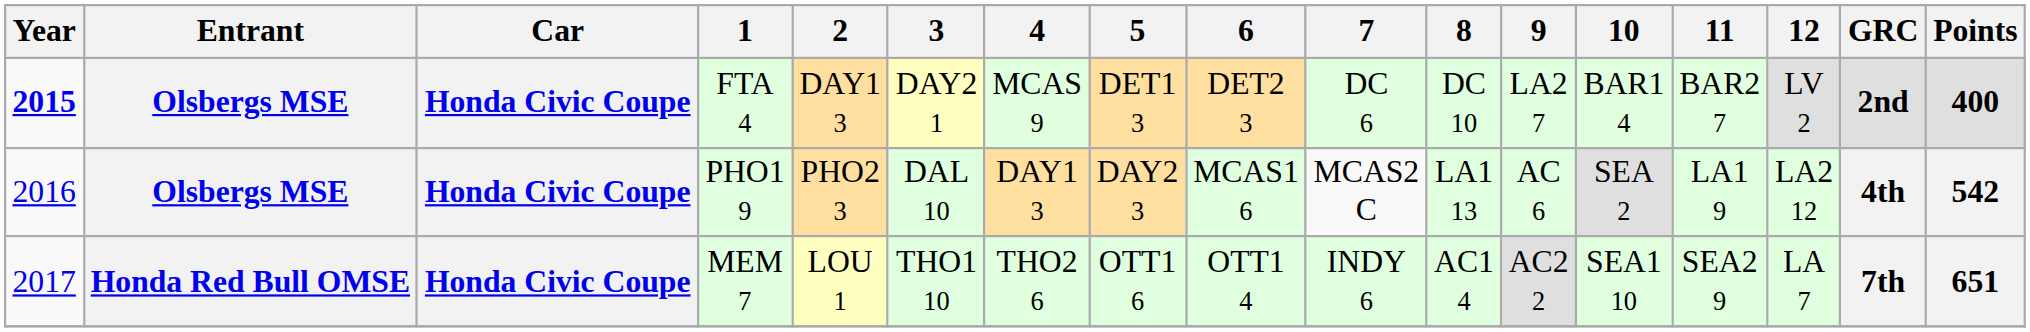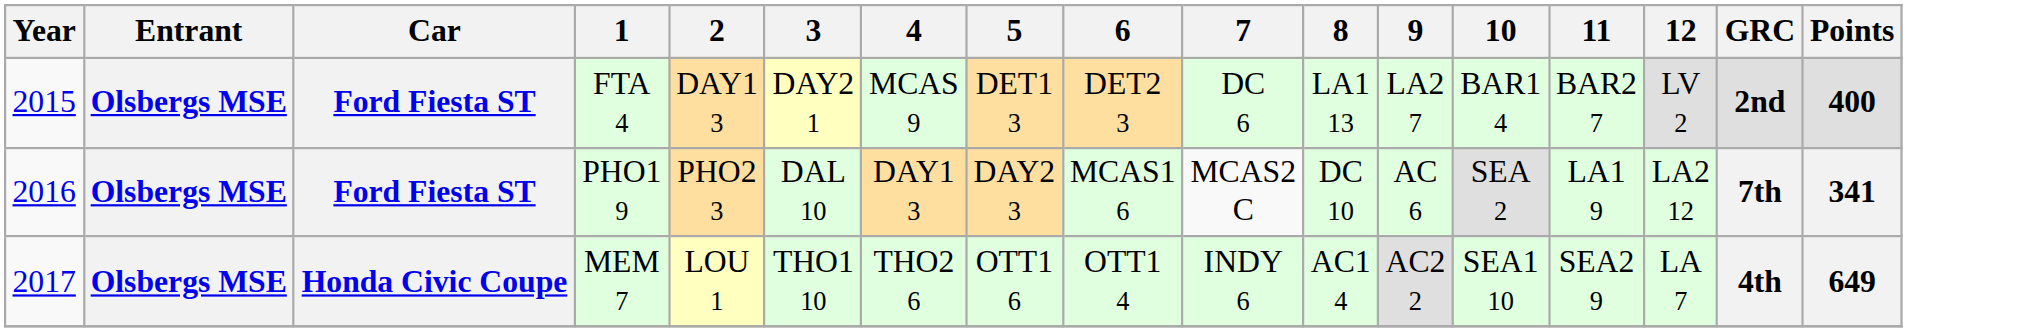(44, 101) bold -> (44, 101) normal
(558, 101) Honda Civic Coupe -> (435, 101) Ford Fiesta ST
(1464, 101) DC 10 -> (1341, 101) LA1 13
(558, 191) Honda Civic Coupe -> (435, 191) Ford Fiesta ST
(1464, 191) LA1 13 -> (1341, 191) DC 10
(1883, 191) 4th -> (1760, 191) 7th
(1975, 191) 542 -> (1852, 191) 341
(250, 281) Honda Red Bull OMSE -> (189, 281) Olsbergs MSE
(1883, 281) 7th -> (1760, 281) 4th
(1975, 281) 651 -> (1852, 281) 649
